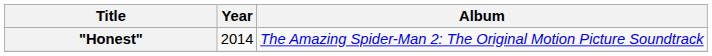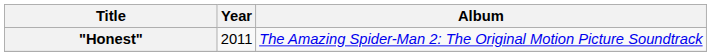(237, 39) 2014 -> (237, 39) 2011
